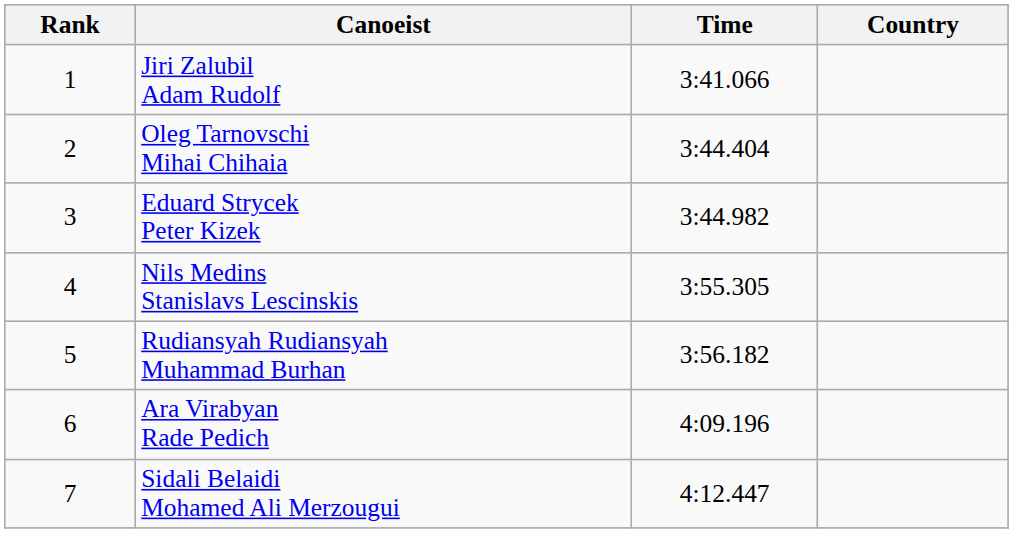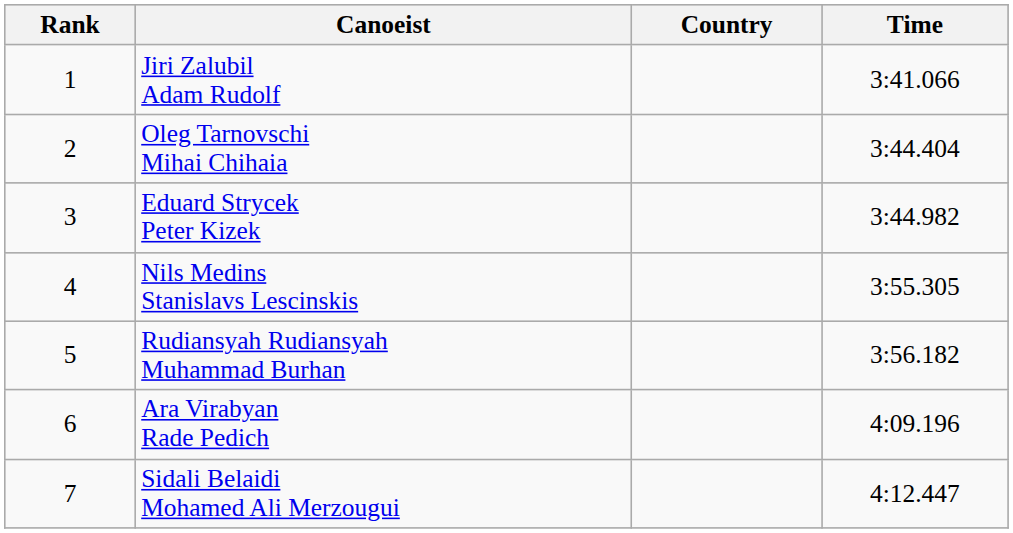columns swapped: (913, 24) <-> (725, 24)
